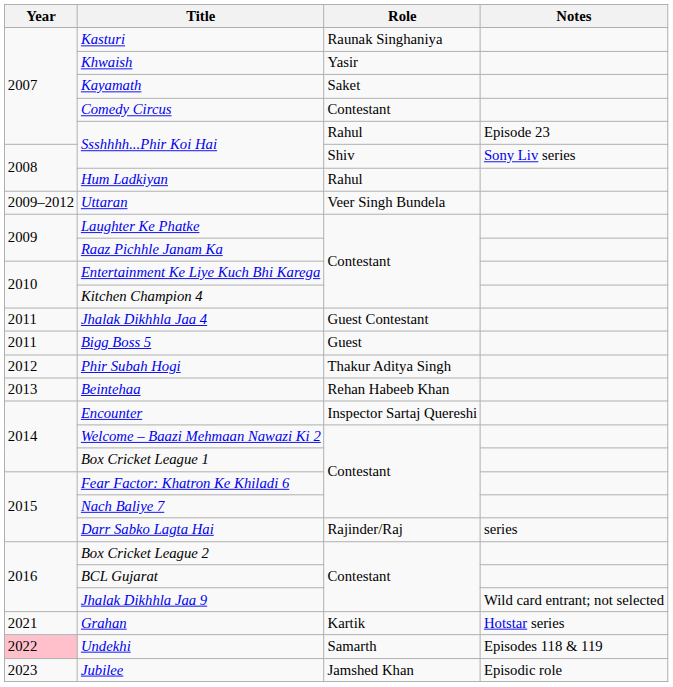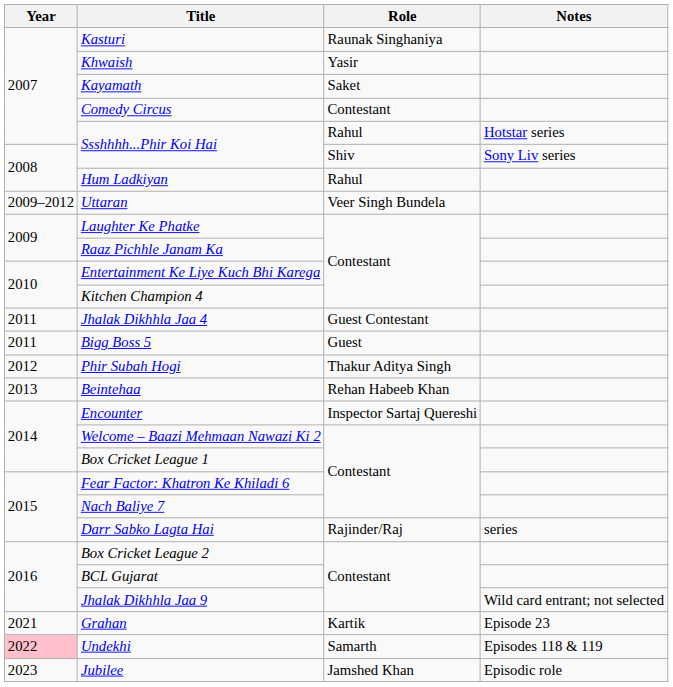(517, 132) Episode 23 -> (524, 132) Hotstar series
(524, 623) Hotstar series -> (517, 623) Episode 23
